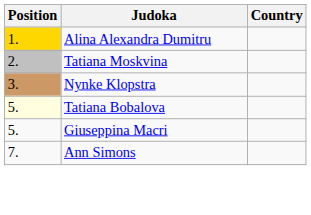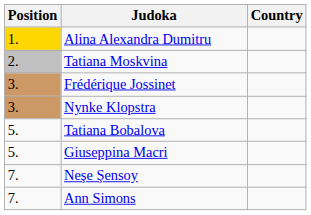+ row: (120, 84)
(13, 107) lightyellow background -> (13, 130) no background
+ row: (101, 175)
